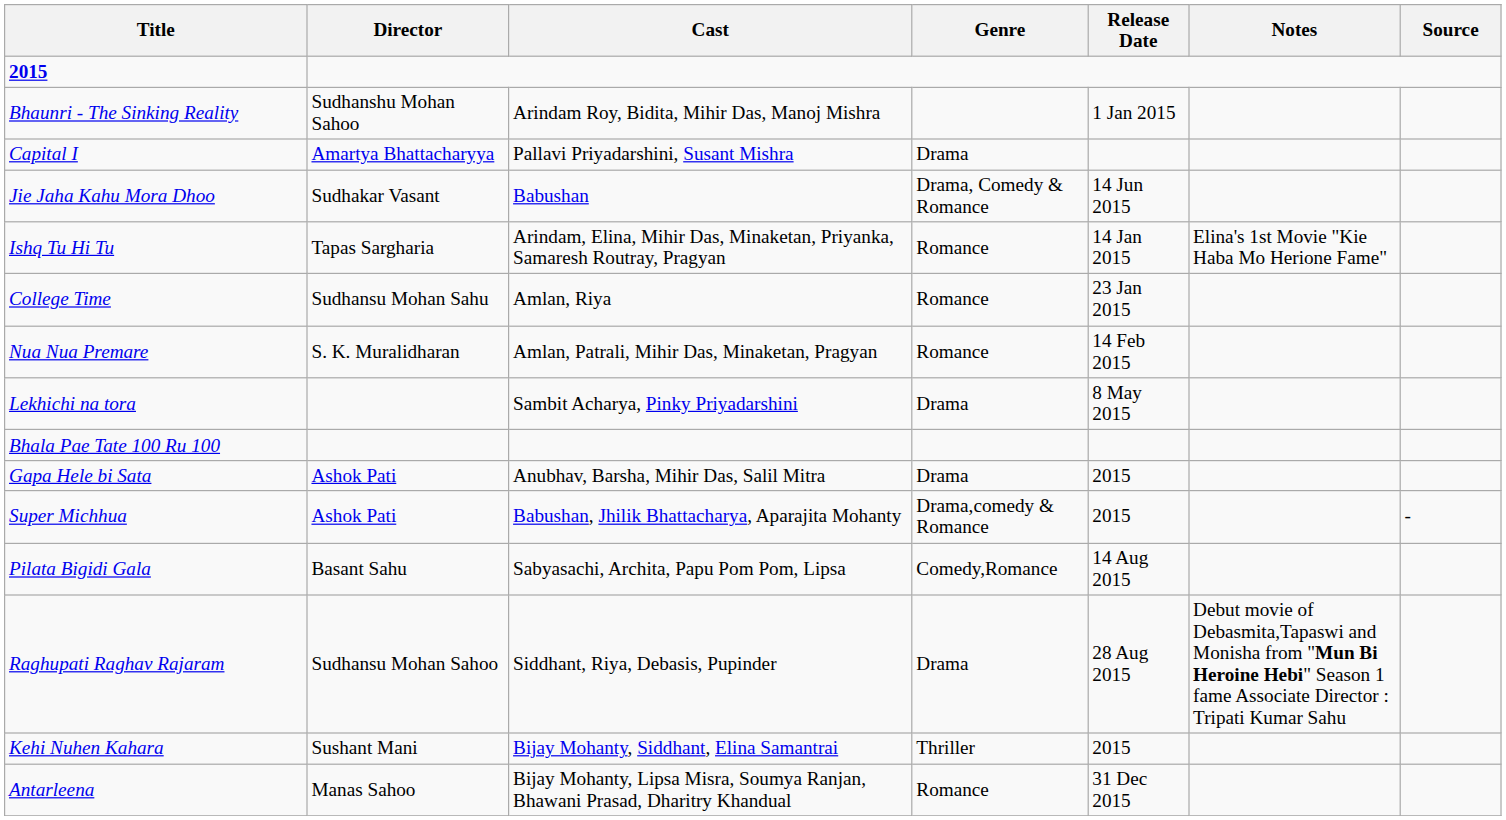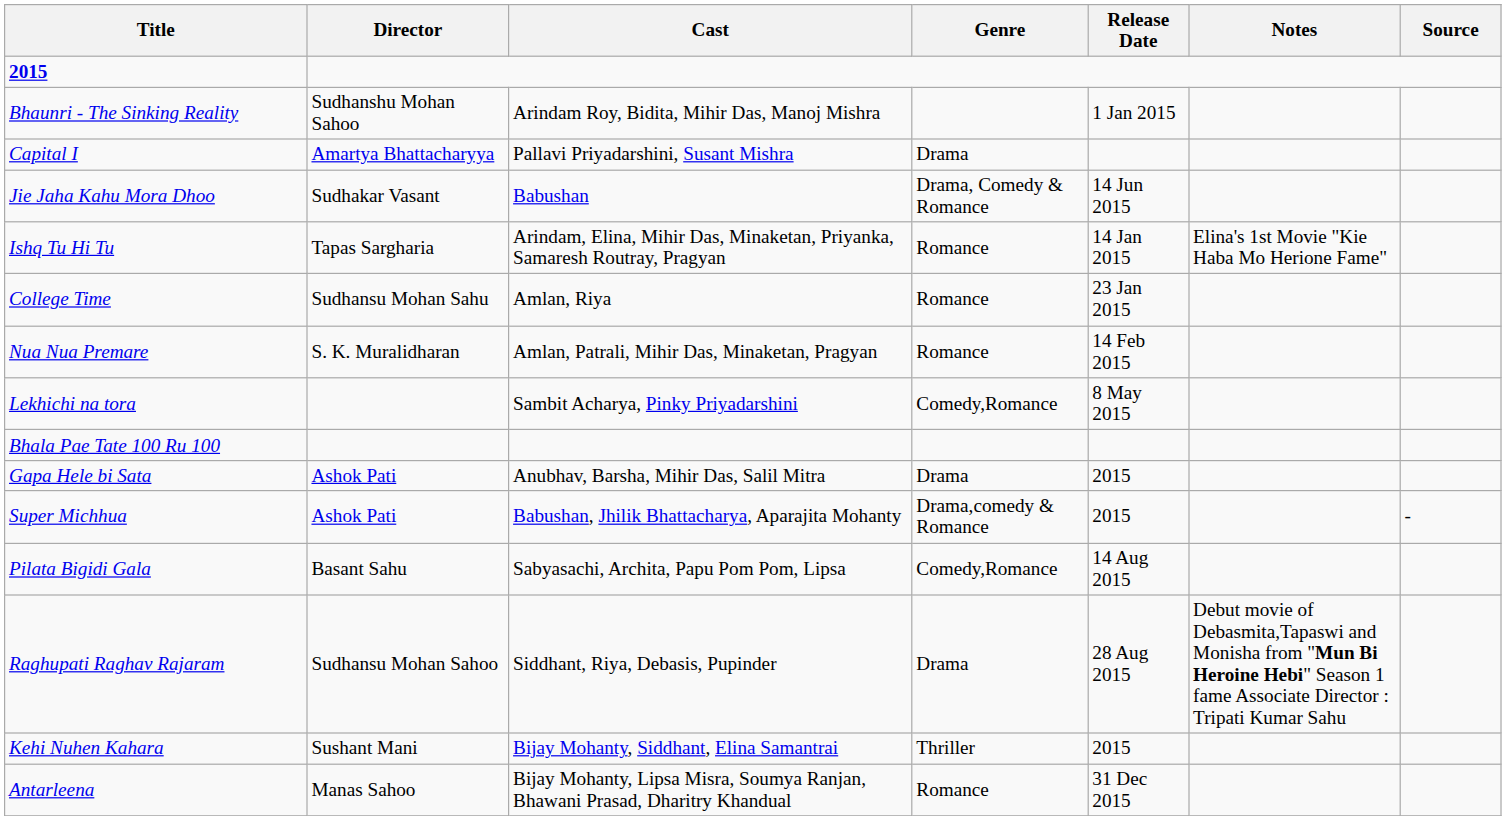(942, 403) Drama -> (987, 403) Comedy,Romance
